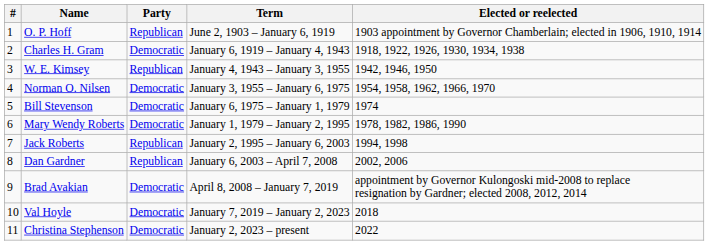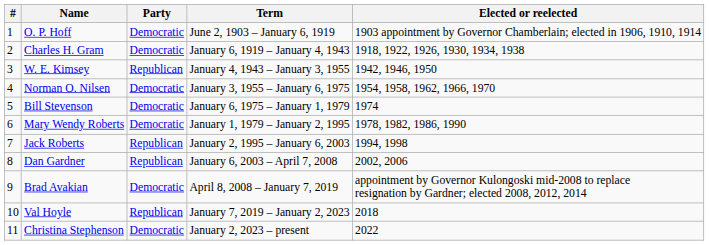(156, 32) Republican -> (157, 32) Democratic
(157, 212) Democratic -> (156, 212) Republican
